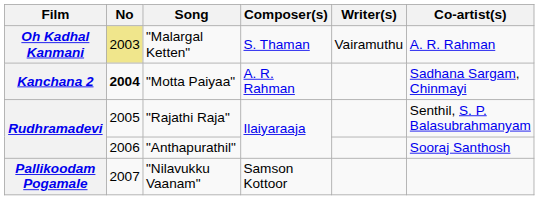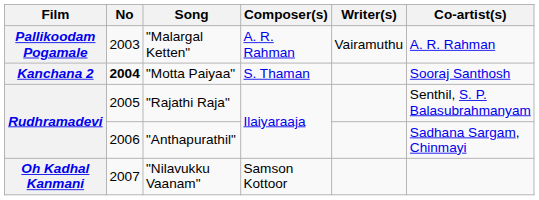(55, 44) Oh Kadhal Kanmani -> (55, 44) Pallikoodam Pogamale
(125, 44) khaki background -> (125, 44) no background
(277, 44) S. Thaman -> (269, 44) A. R. Rahman
(269, 81) A. R. Rahman -> (277, 73) S. Thaman
(465, 81) Sadhana Sargam, Chinmayi -> (460, 73) Sooraj Santhosh
(460, 147) Sooraj Santhosh -> (465, 139) Sadhana Sargam, Chinmayi
(55, 176) Pallikoodam Pogamale -> (55, 176) Oh Kadhal Kanmani
